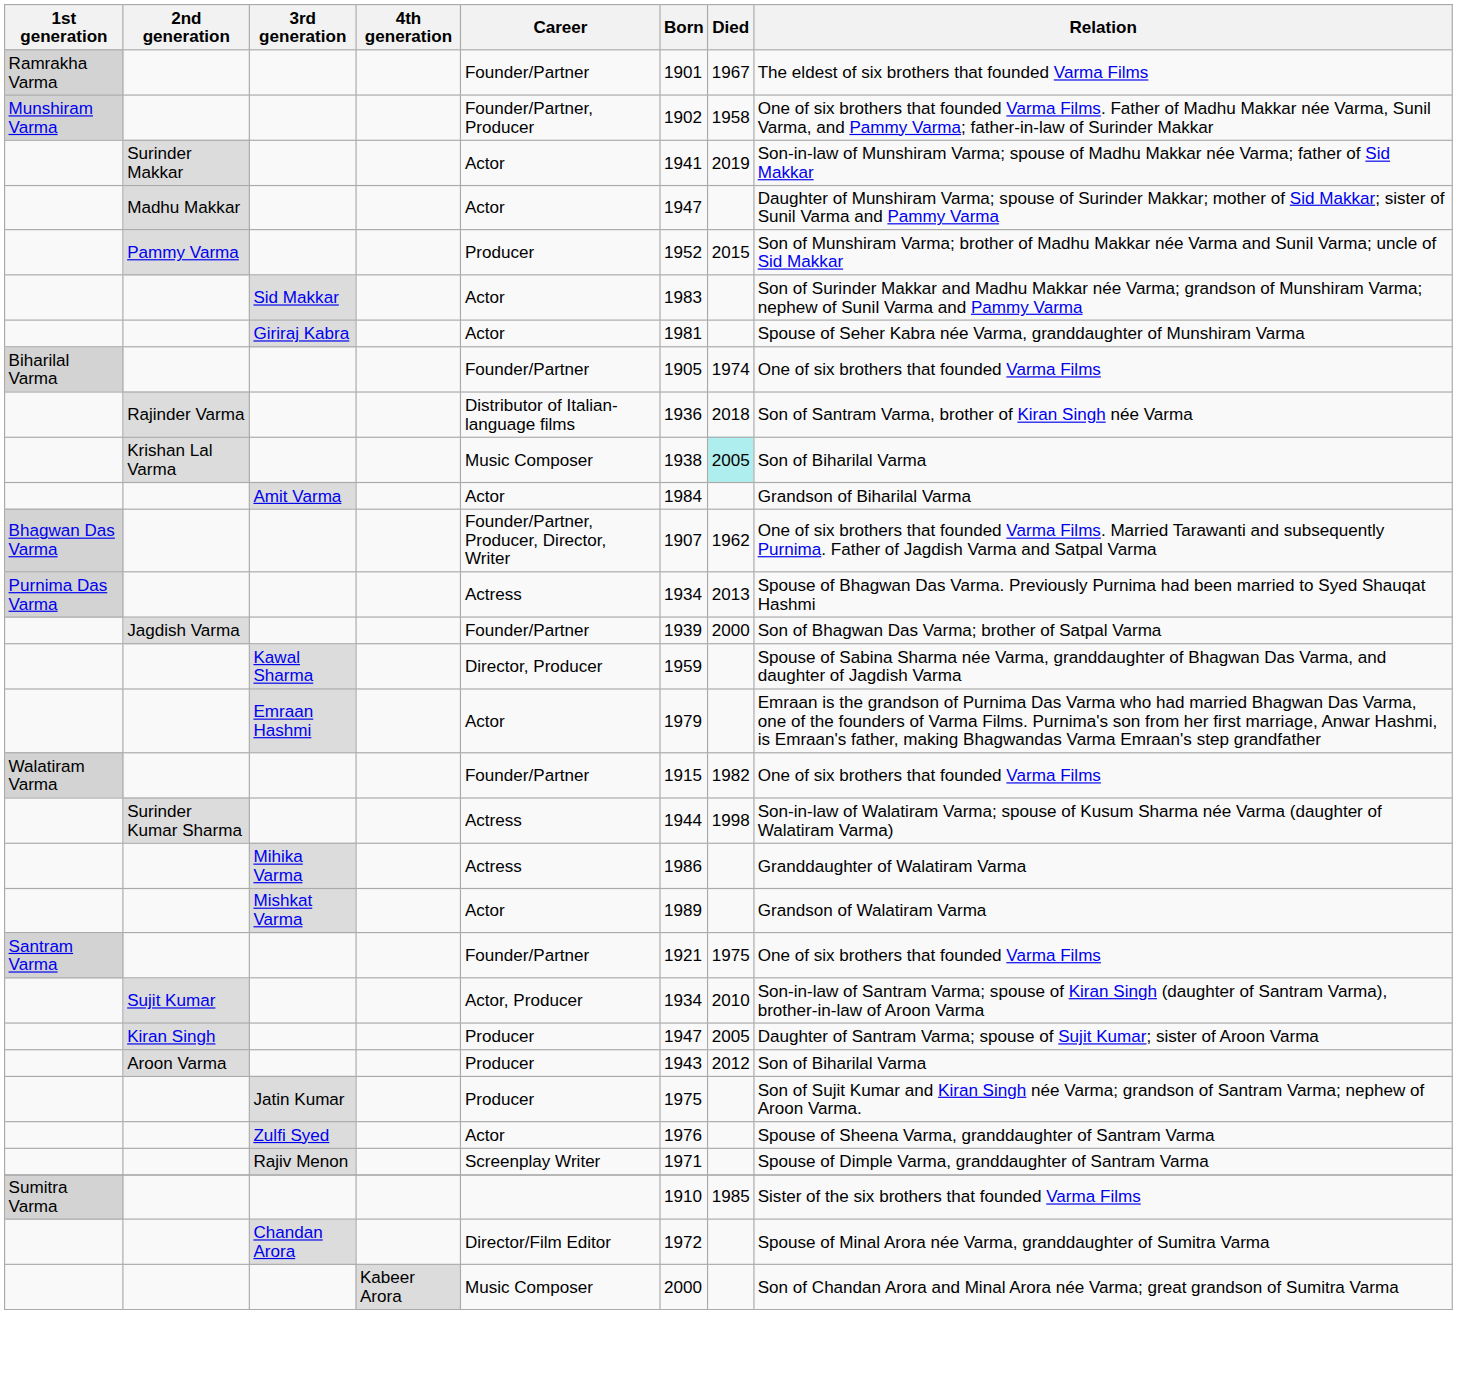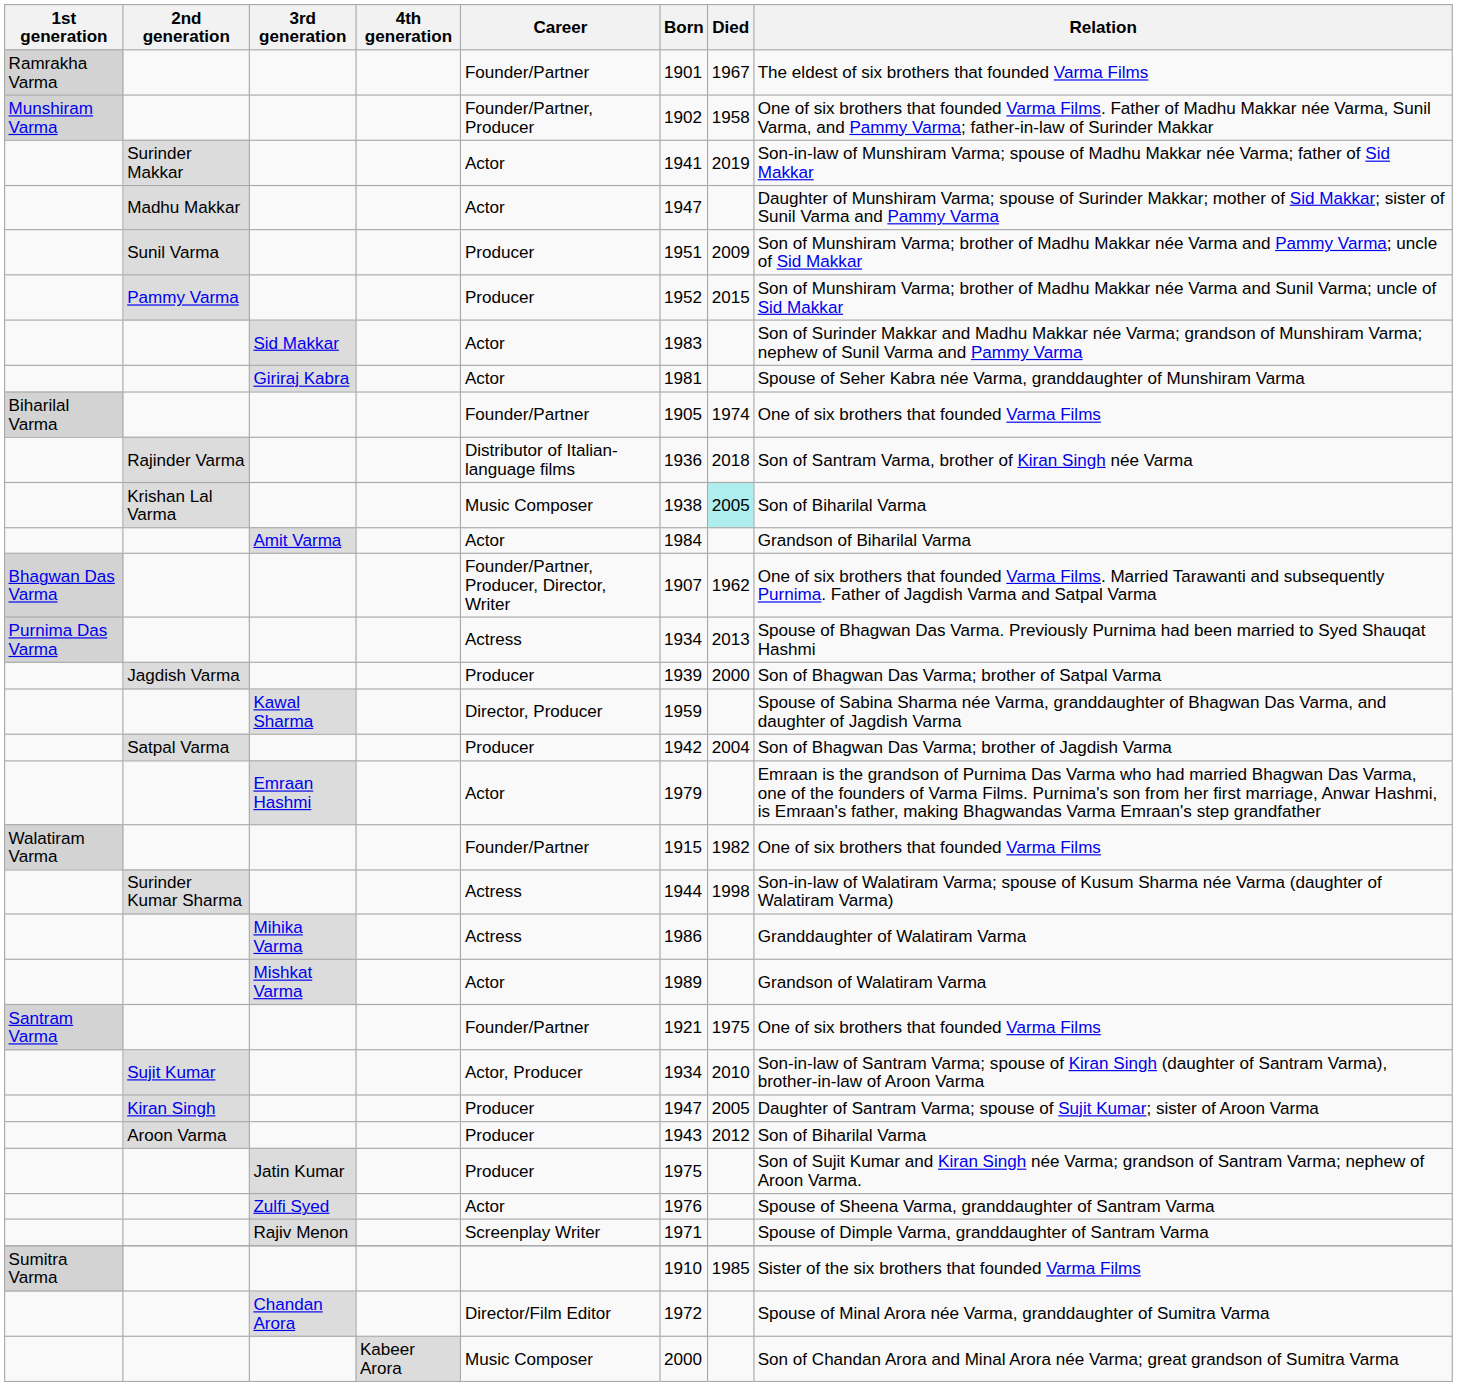+ row: (173, 252)
(527, 630) Founder/Partner -> (500, 675) Producer
+ row: (178, 747)
